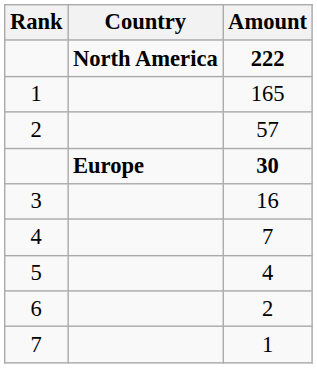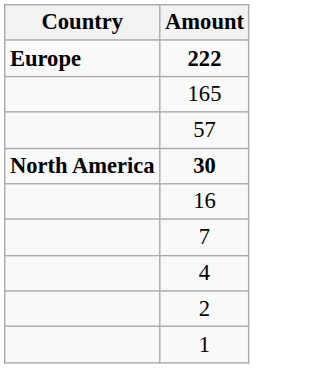- column: (36, 22)
(145, 58) North America -> (45, 58) Europe
(109, 165) Europe -> (82, 165) North America
